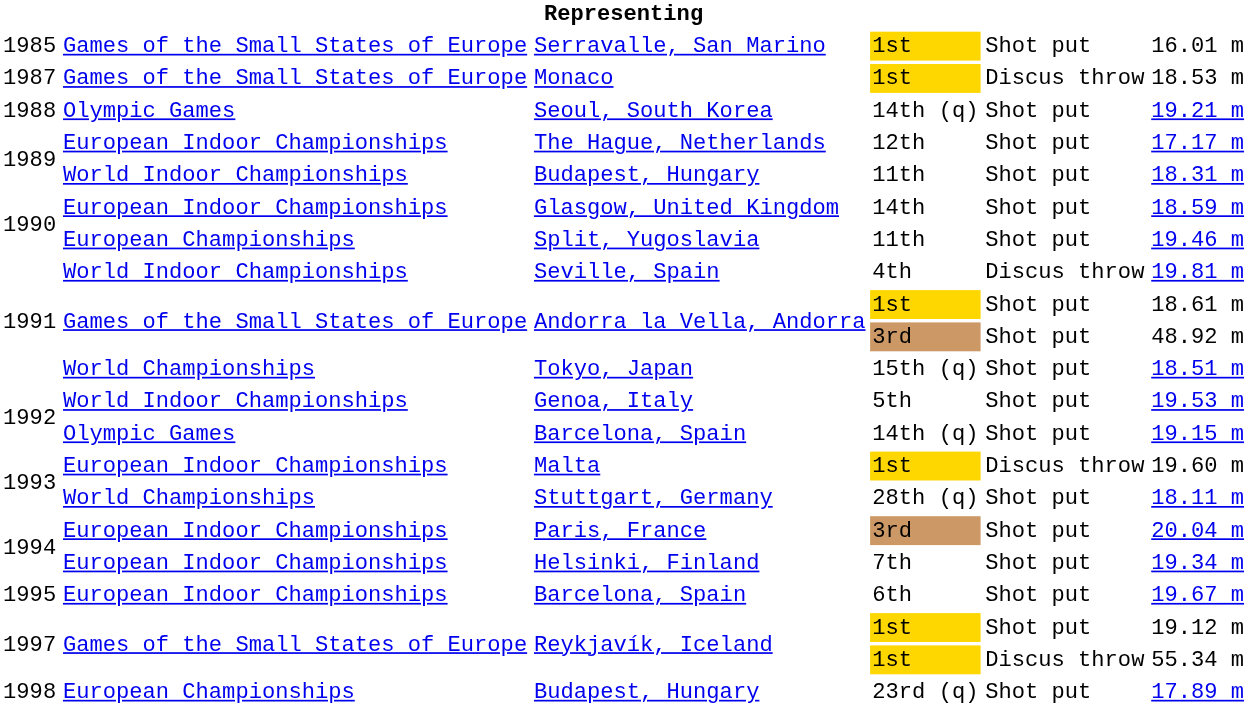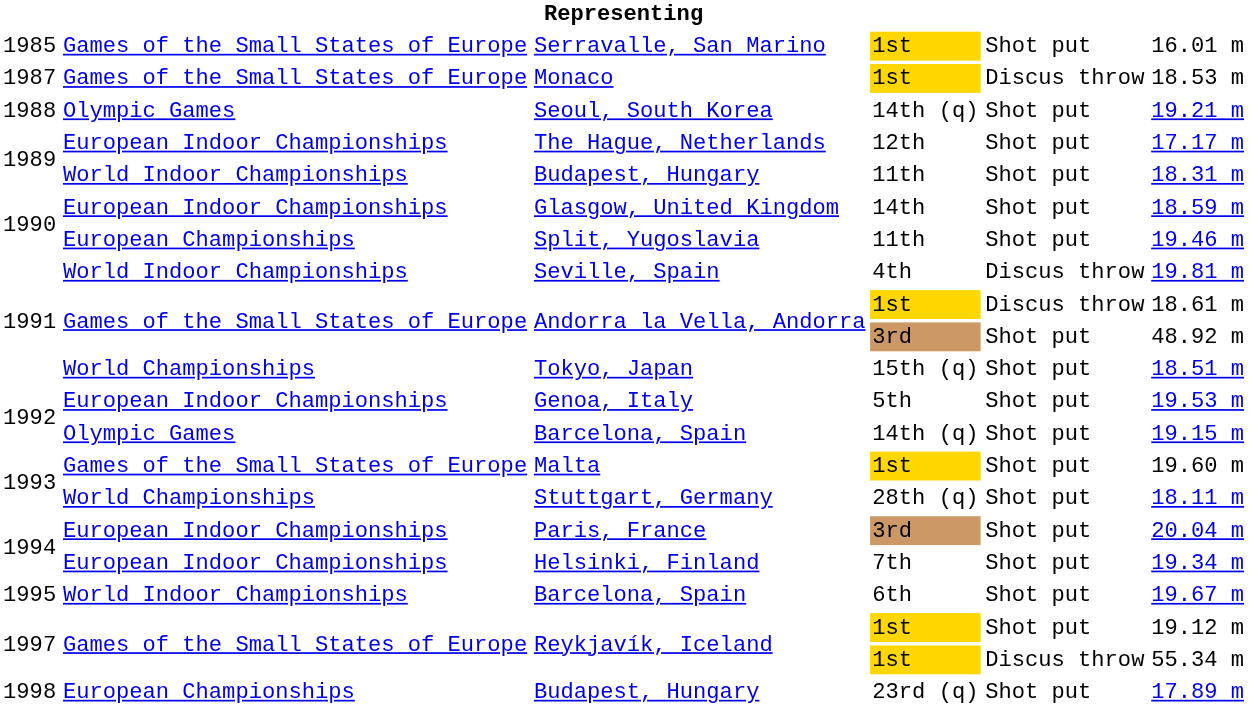(1038, 305) Shot put -> (1065, 305) Discus throw
(235, 401) World Indoor Championships -> (255, 401) European Indoor Championships
(255, 466) European Indoor Championships -> (295, 466) Games of the Small States of Europe
(1065, 466) Discus throw -> (1038, 466) Shot put
(255, 595) European Indoor Championships -> (235, 595) World Indoor Championships
